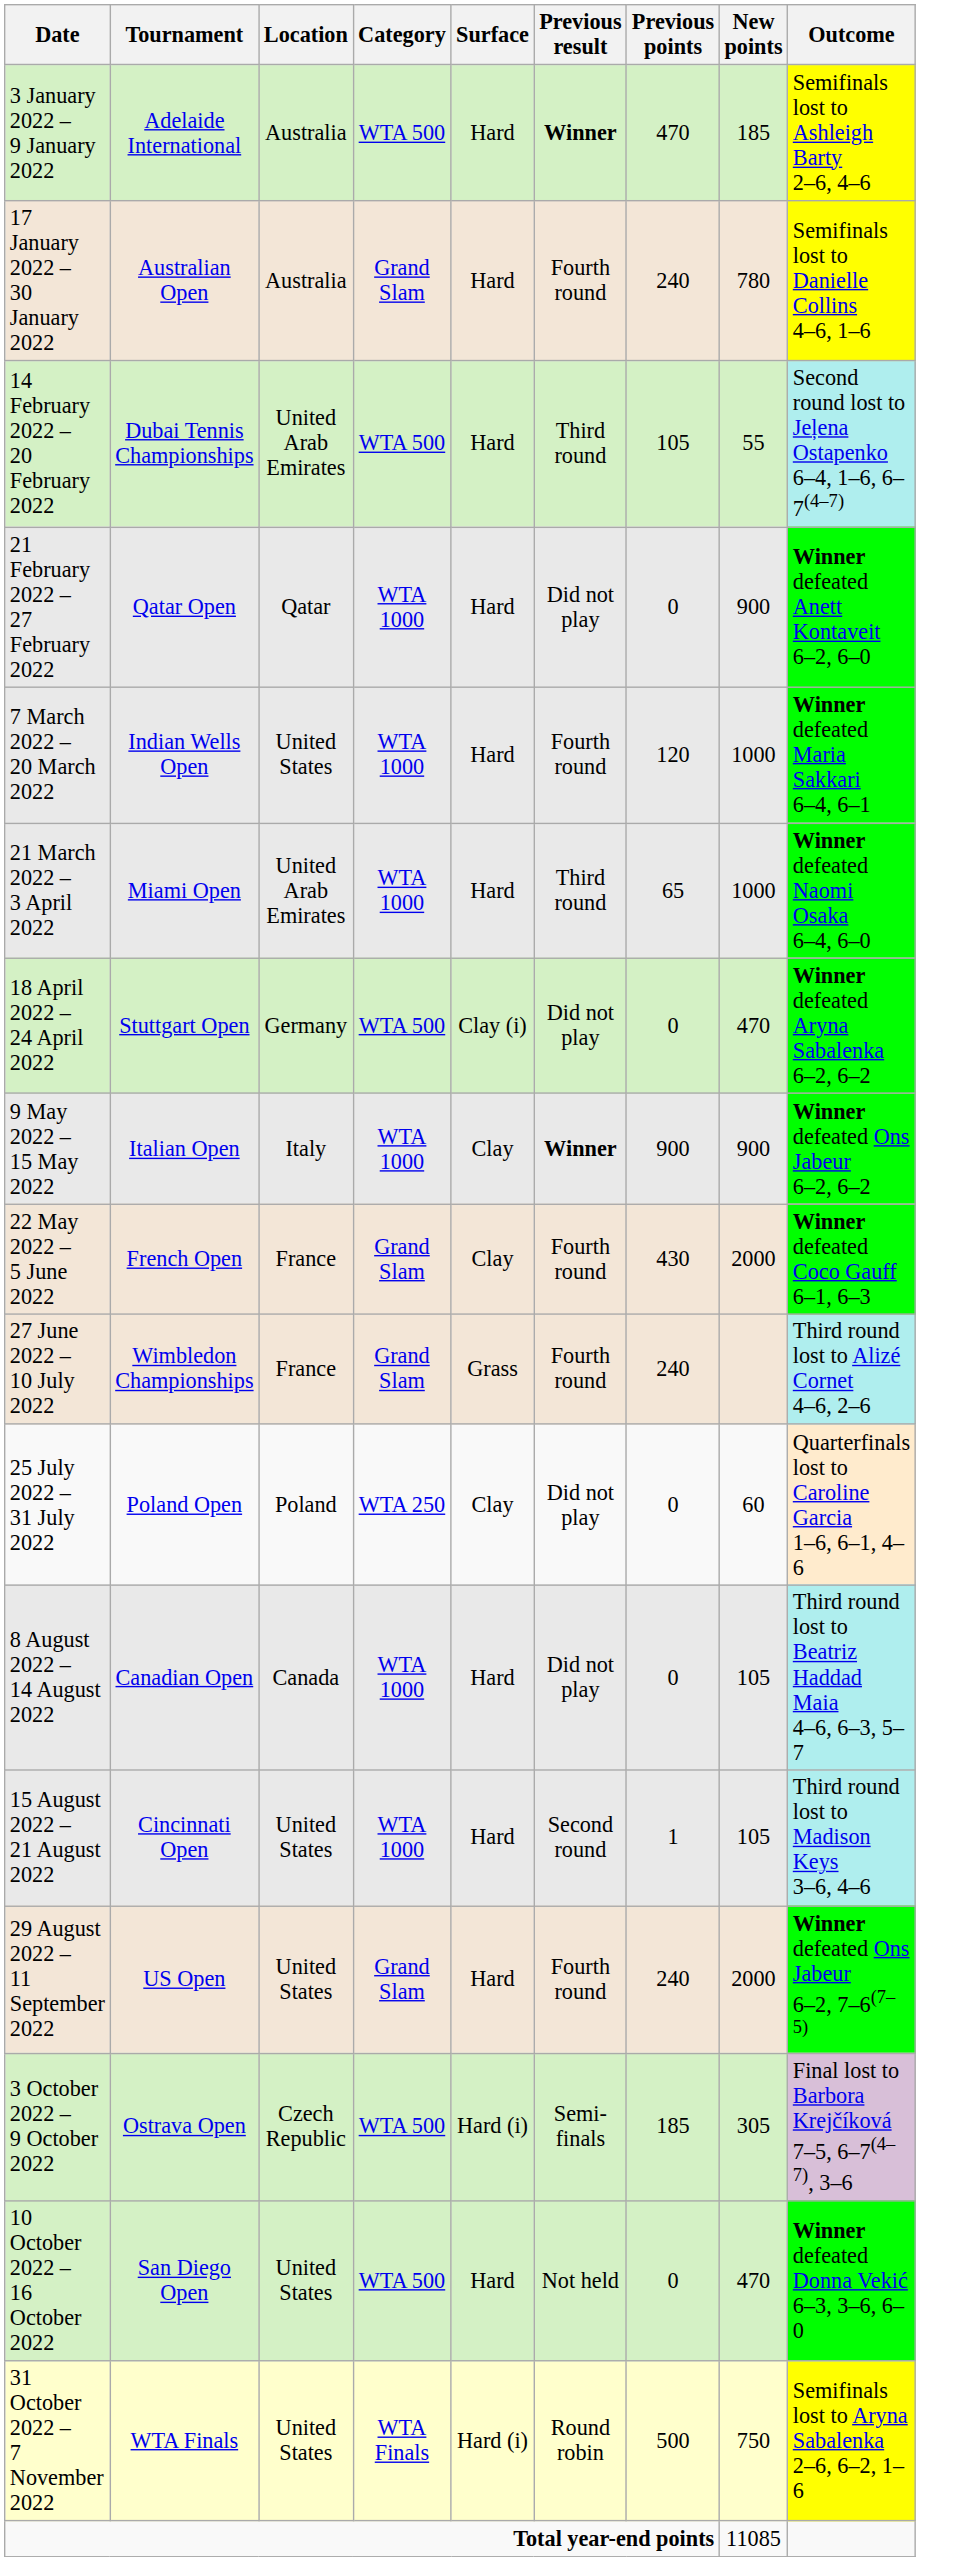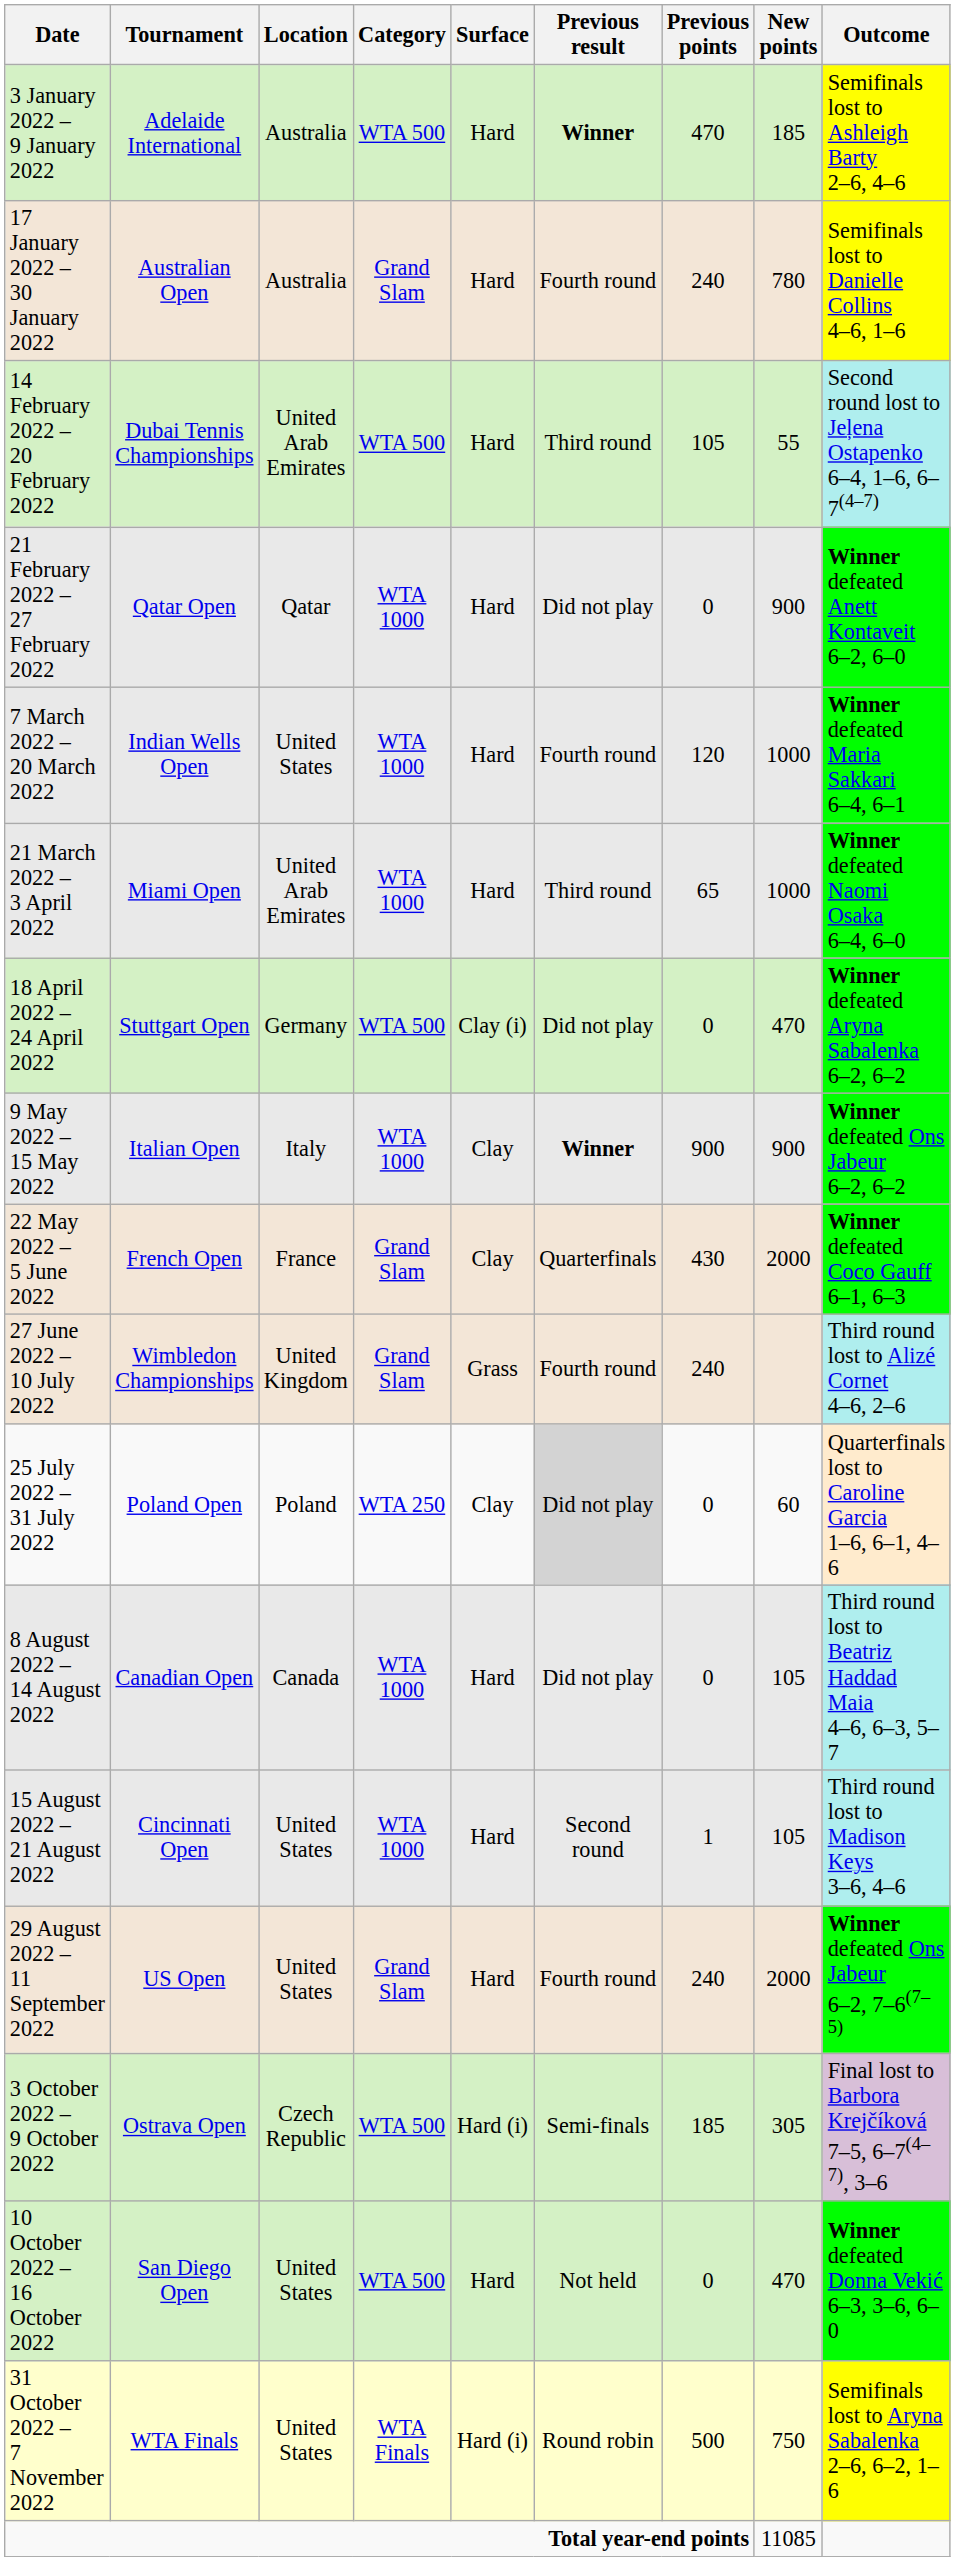(580, 1258) Fourth round -> (598, 1258) Quarterfinals
(306, 1369) France -> (306, 1369) United Kingdom
(580, 1504) no background -> (598, 1504) lightgrey background
